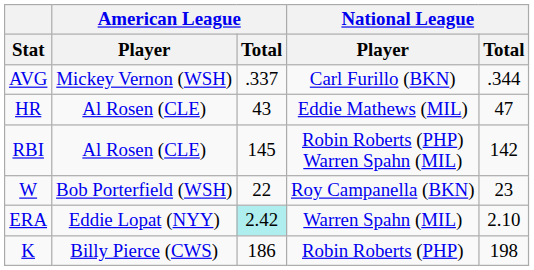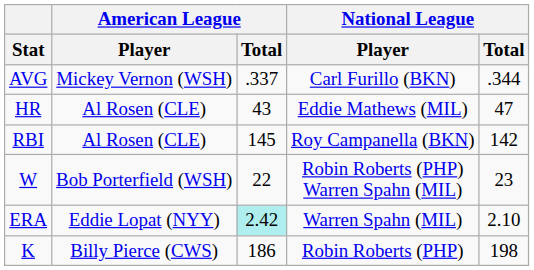(383, 149) Robin Roberts (PHP) Warren Spahn (MIL) -> (383, 139) Roy Campanella (BKN)
(383, 190) Roy Campanella (BKN) -> (383, 179) Robin Roberts (PHP) Warren Spahn (MIL)
